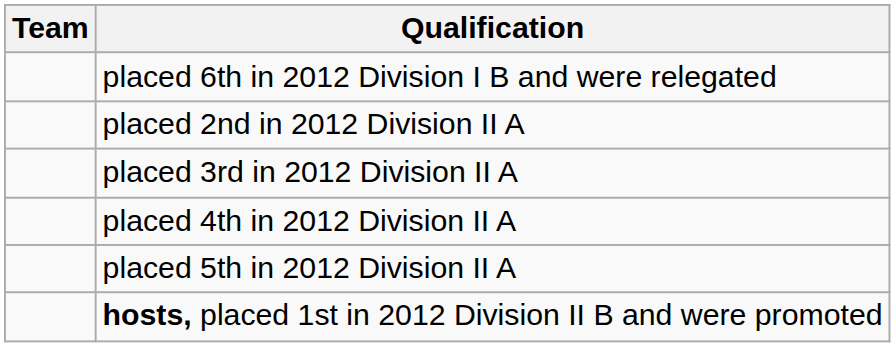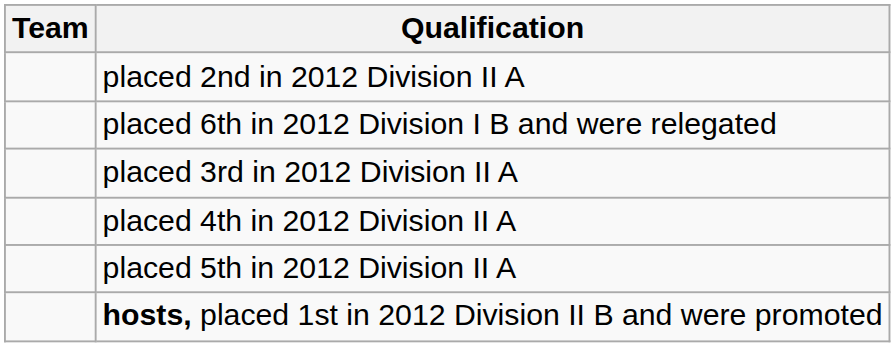rows swapped: (440, 76) <-> (314, 124)
